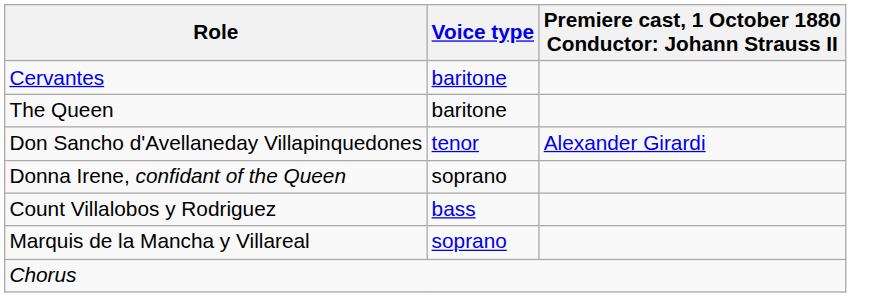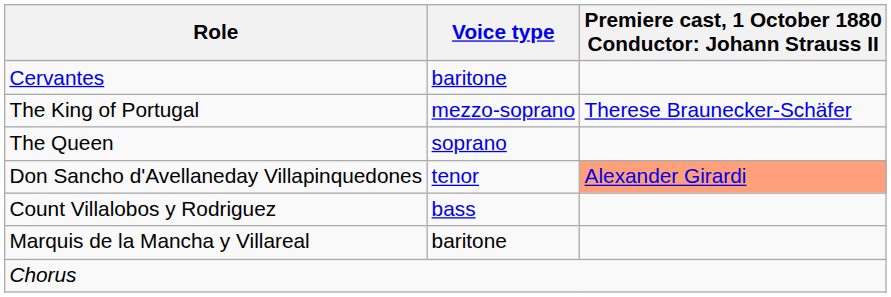+ row: (104, 110)
(469, 110) baritone -> (469, 143) soprano
(625, 143) no background -> (665, 176) lightsalmon background
- row: (178, 176)
(469, 242) soprano -> (469, 242) baritone
